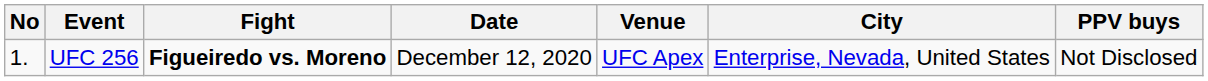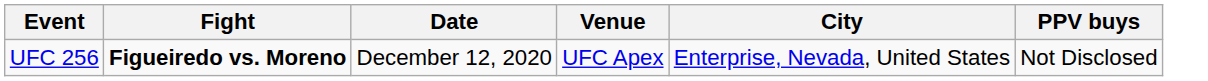- column: (25, 22)
